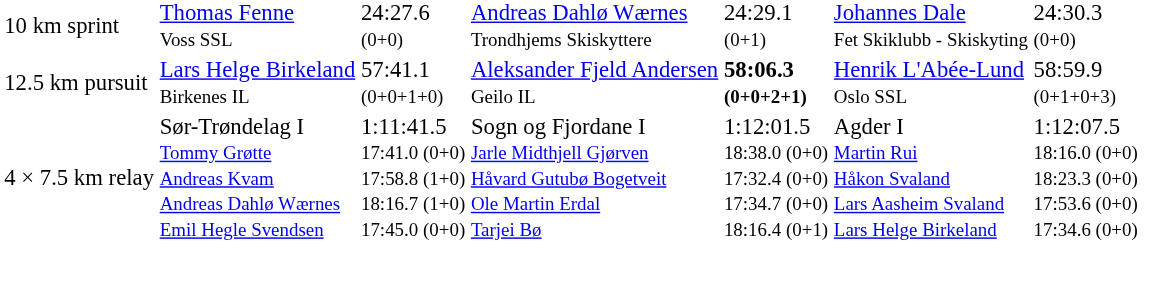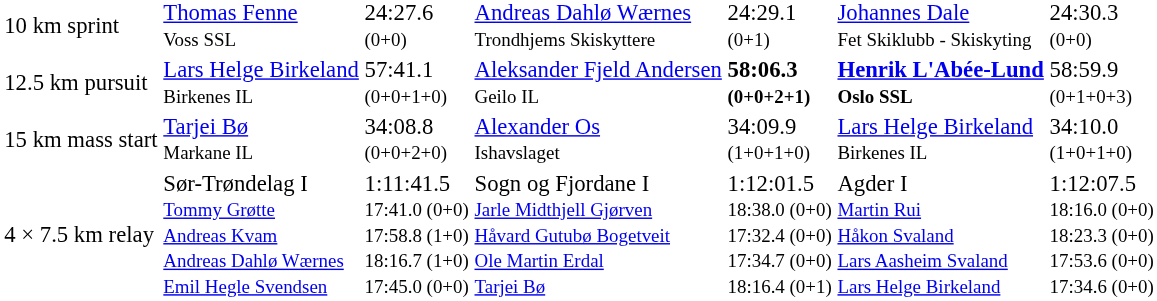(929, 82) normal -> (941, 82) bold
+ row: (81, 139)
